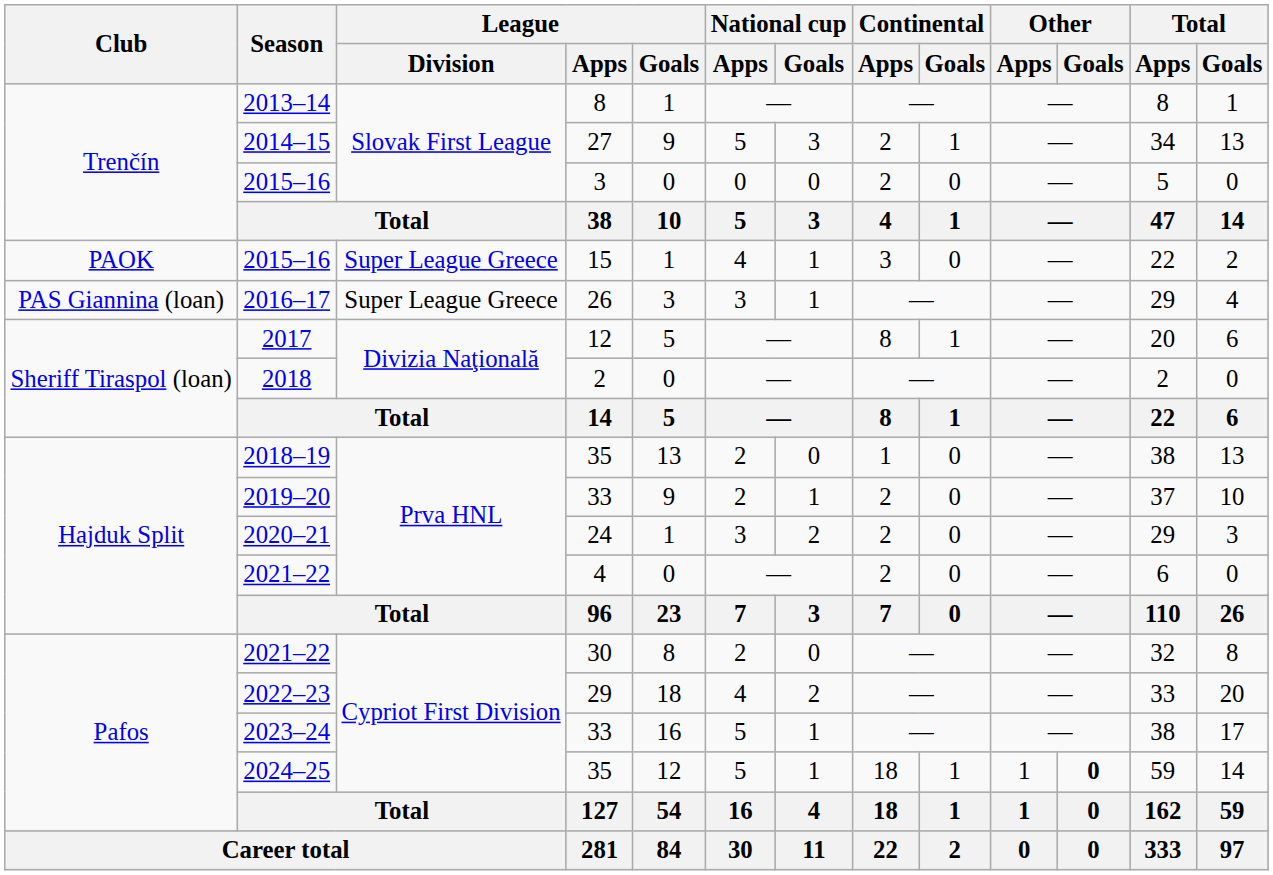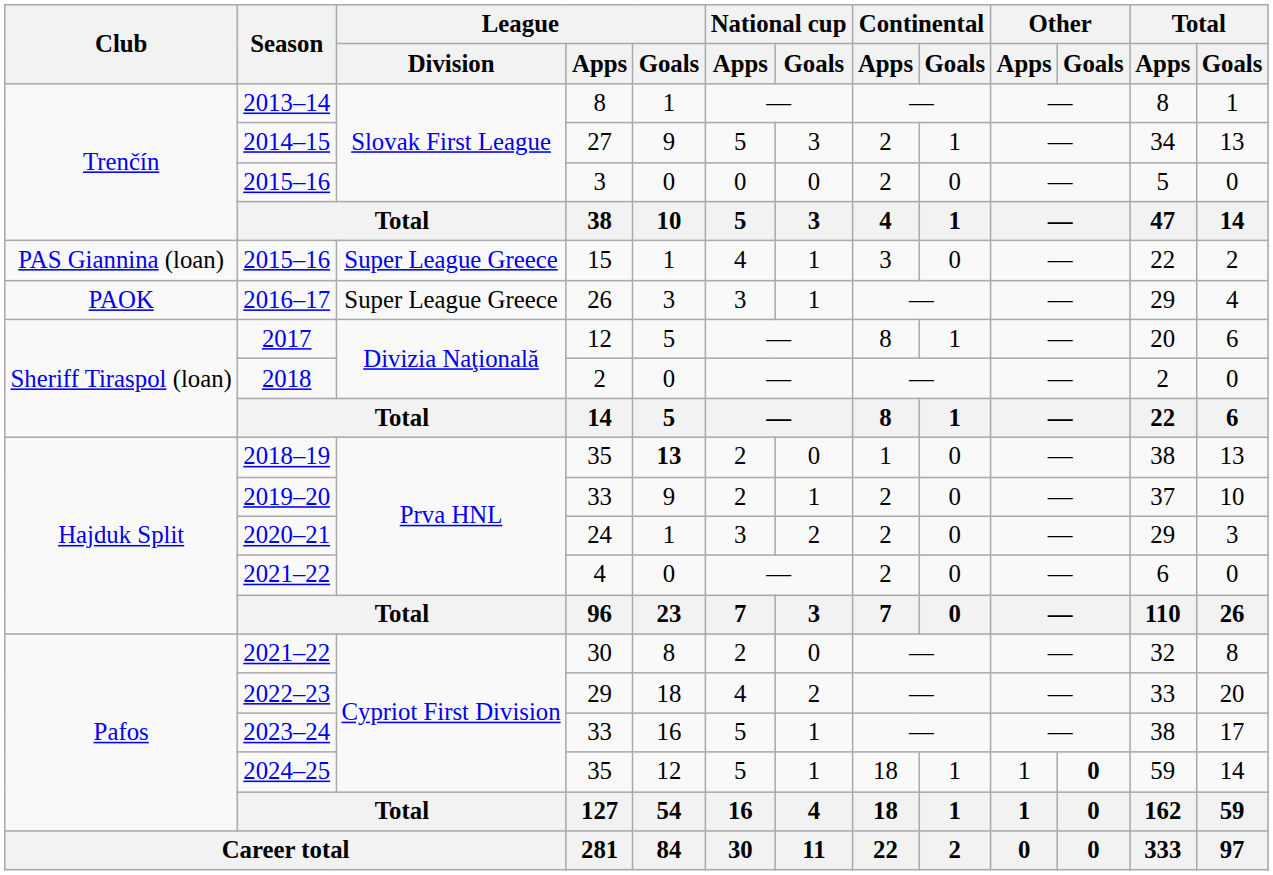(121, 260) PAOK -> (121, 260) PAS Giannina (loan)
(121, 299) PAS Giannina (loan) -> (121, 299) PAOK
(669, 456) normal -> (669, 456) bold
